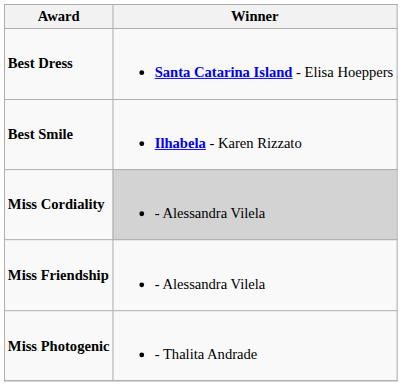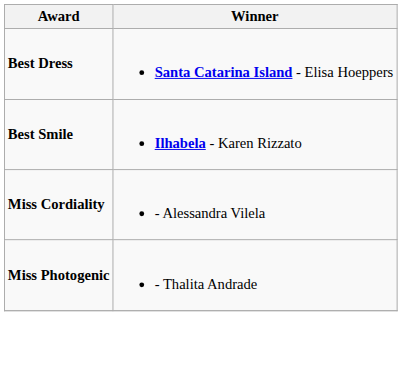(255, 214) lightgrey background -> (255, 214) no background
- row: (58, 275)
